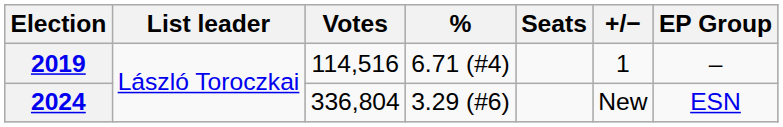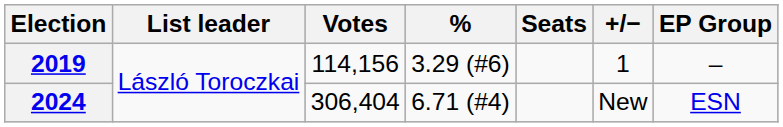(355, 63) 114,516 -> (355, 63) 114,156
(460, 63) 6.71 (#4) -> (460, 63) 3.29 (#6)
(355, 102) 336,804 -> (355, 102) 306,404
(460, 102) 3.29 (#6) -> (460, 102) 6.71 (#4)
